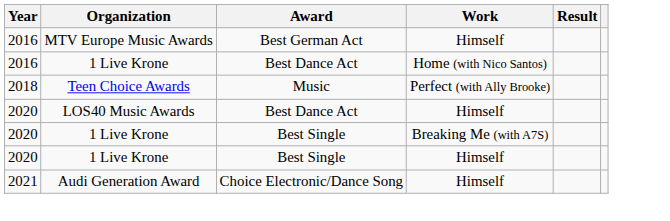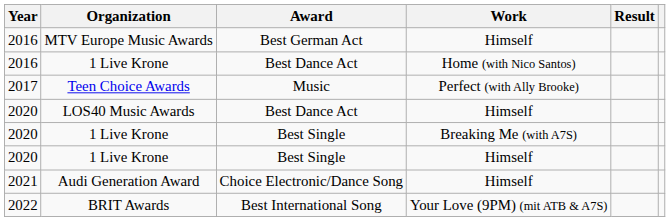(23, 87) 2018 -> (23, 87) 2017
+ row: (129, 205)
